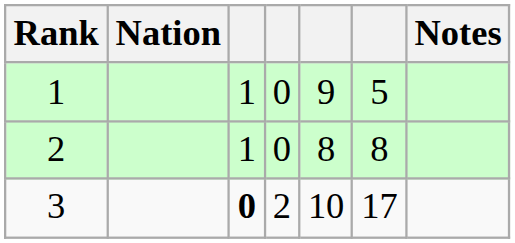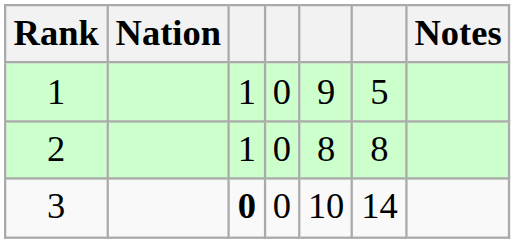(282, 206) 2 -> (282, 206) 0
(379, 206) 17 -> (379, 206) 14
